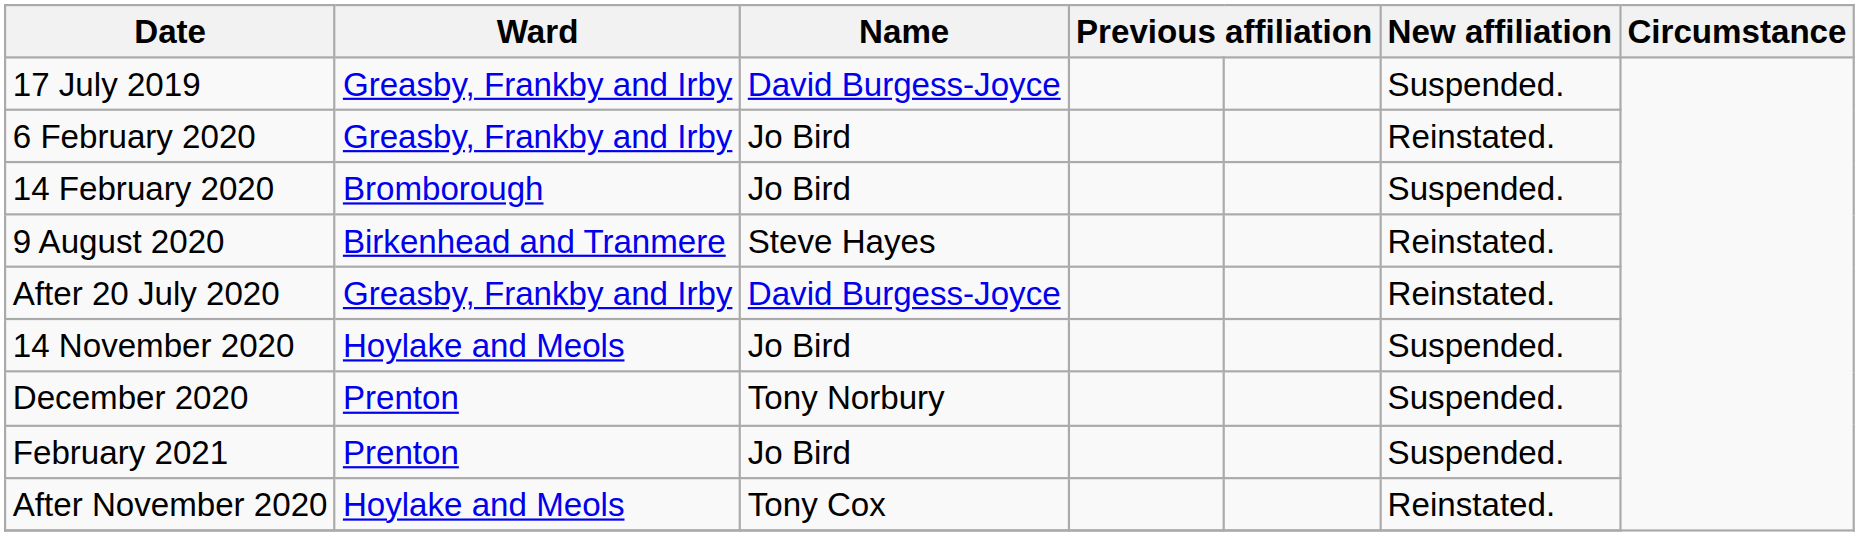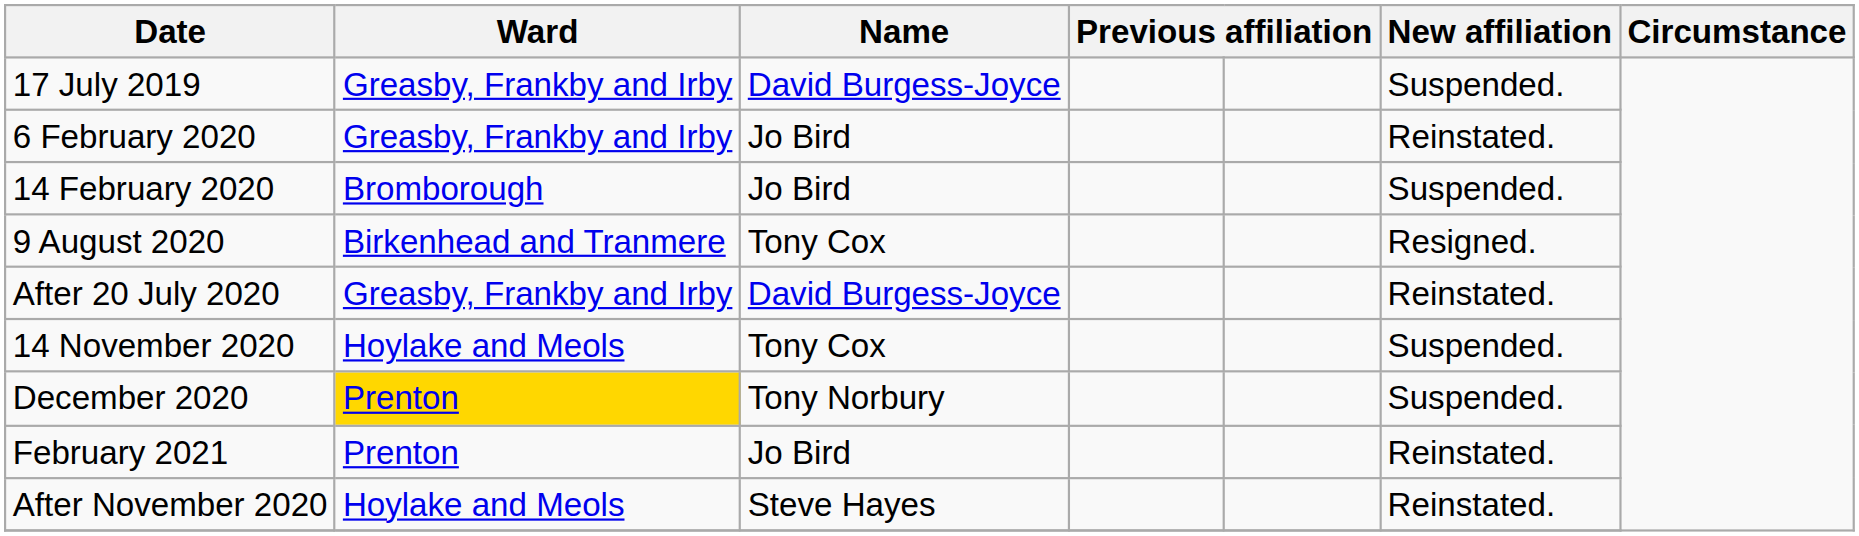(842, 241) Steve Hayes -> (817, 241) Tony Cox
(1471, 241) Reinstated. -> (1462, 241) Resigned.
(799, 346) Jo Bird -> (817, 346) Tony Cox
(401, 399) no background -> (401, 399) gold background
(1476, 451) Suspended. -> (1471, 451) Reinstated.
(817, 504) Tony Cox -> (842, 504) Steve Hayes
